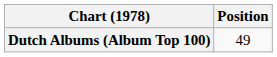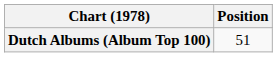(243, 39) 49 -> (243, 39) 51
